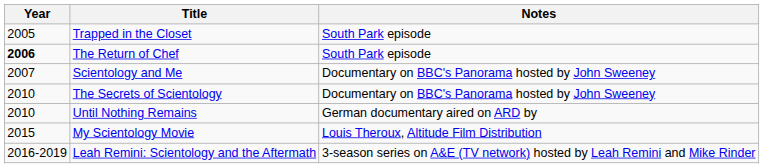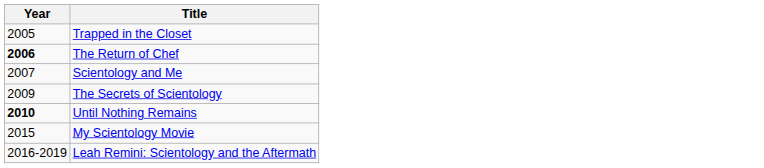- column: (539, 14)
(21, 93) 2010 -> (21, 93) 2009
(21, 113) normal -> (21, 113) bold
